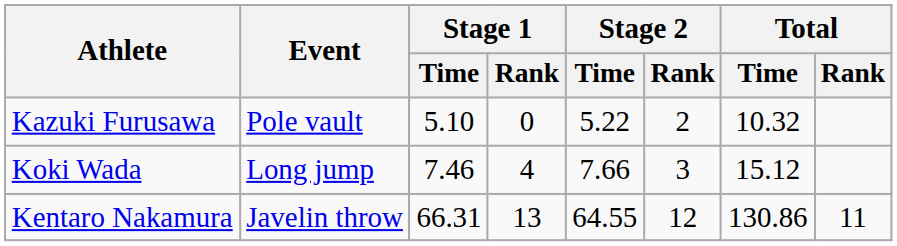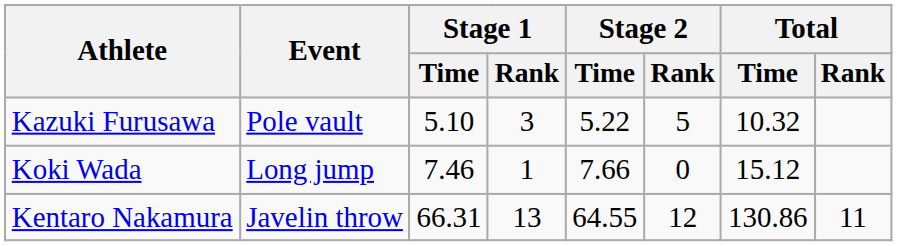(527, 121) 0 -> (527, 121) 3
(683, 121) 2 -> (683, 121) 5
(527, 169) 4 -> (527, 169) 1
(683, 169) 3 -> (683, 169) 0
